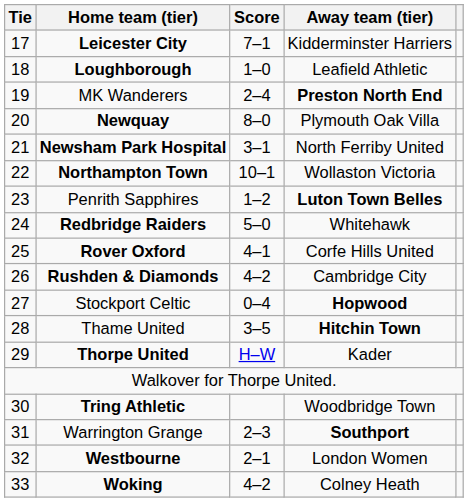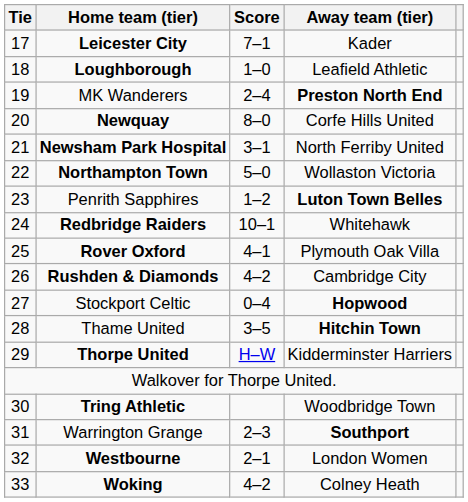(370, 43) Kidderminster Harriers -> (370, 43) Kader
(370, 121) Plymouth Oak Villa -> (370, 121) Corfe Hills United
(257, 173) 10–1 -> (257, 173) 5–0
(257, 225) 5–0 -> (257, 225) 10–1
(370, 251) Corfe Hills United -> (370, 251) Plymouth Oak Villa
(370, 354) Kader -> (370, 354) Kidderminster Harriers
